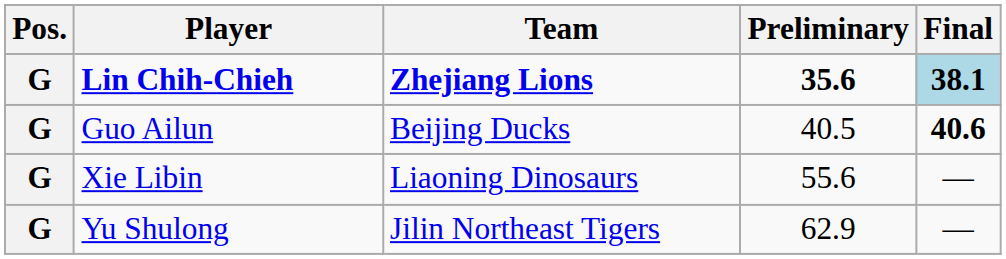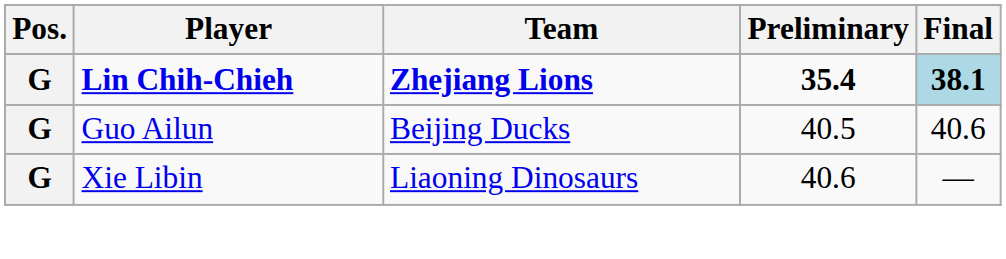(828, 79) 35.6 -> (828, 79) 35.4
(958, 128) bold -> (958, 128) normal
(828, 178) 55.6 -> (828, 178) 40.6
- row: (155, 228)
